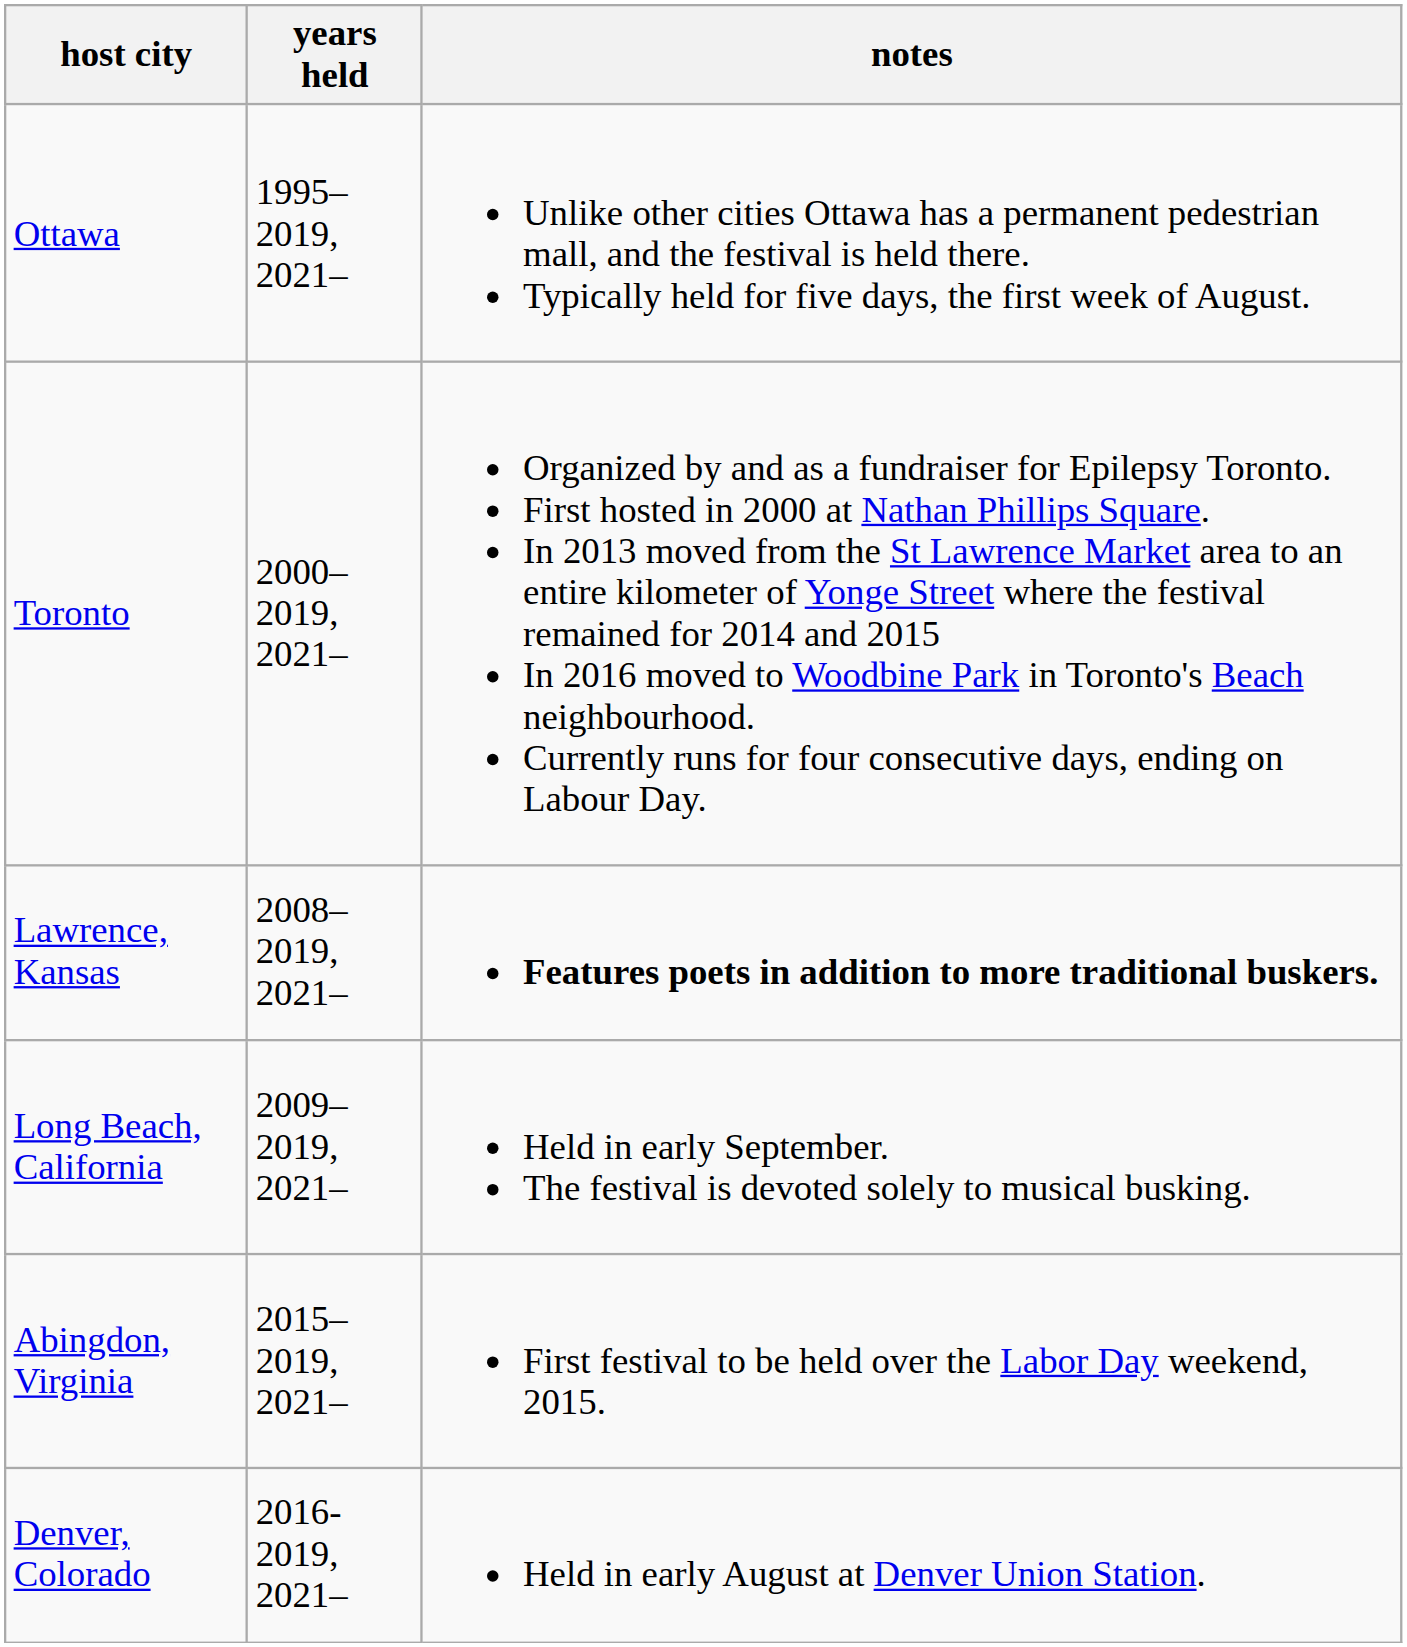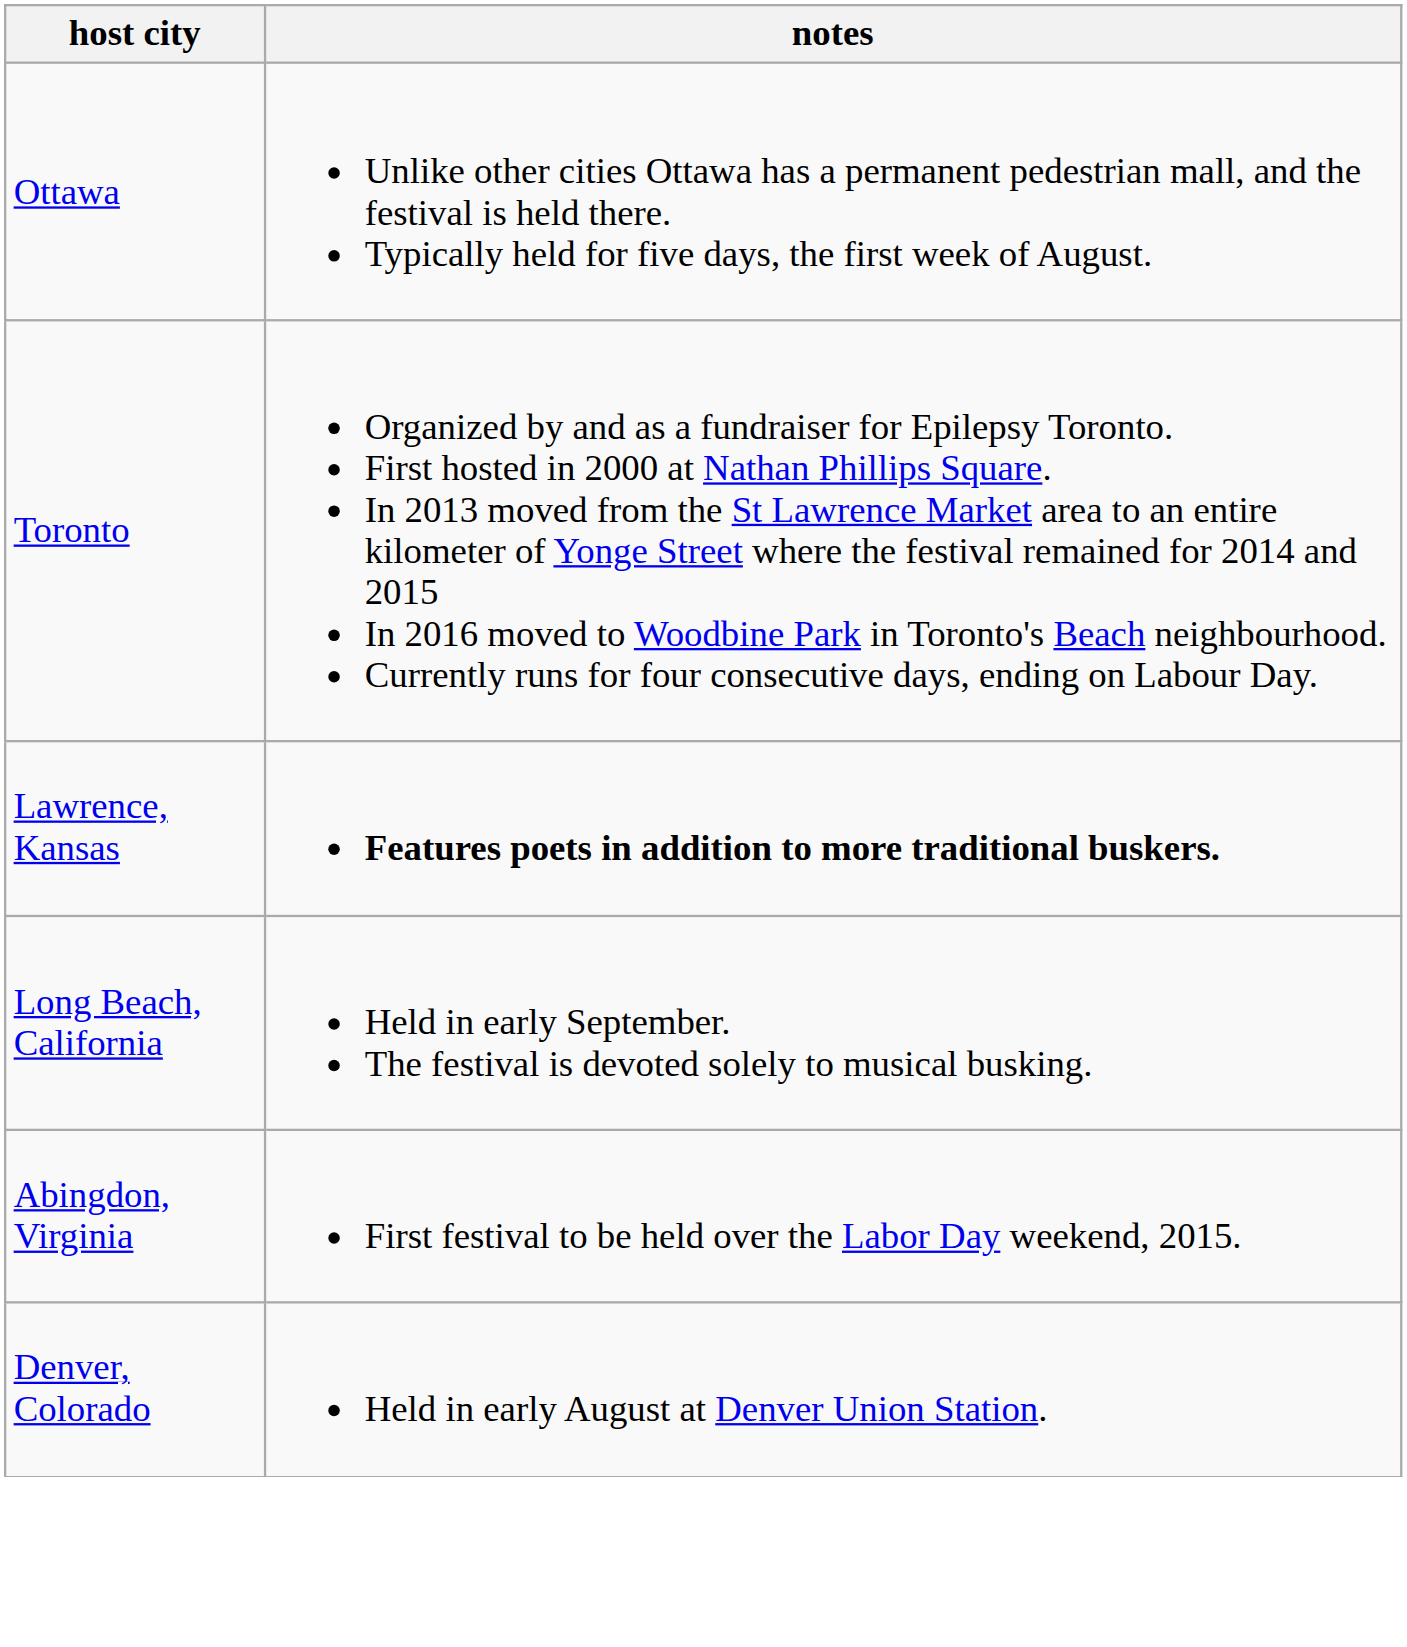- column: (335, 54)
